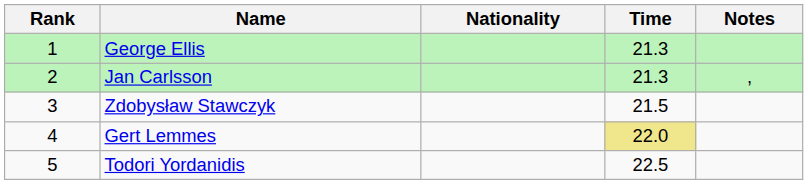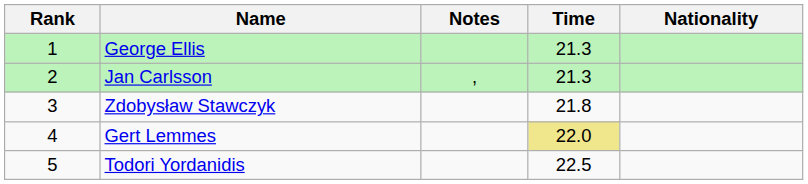columns swapped: (513, 19) <-> (750, 19)
(650, 106) 21.5 -> (574, 106) 21.8
